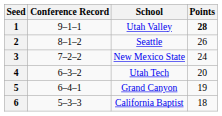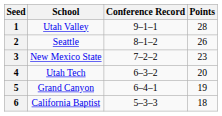columns swapped: (149, 12) <-> (70, 12)
(202, 27) bold -> (202, 27) normal
(202, 57) 24 -> (202, 57) 23
